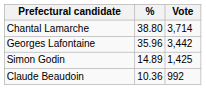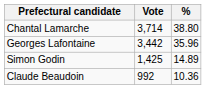columns swapped: (183, 12) <-> (150, 12)
